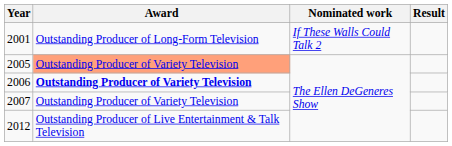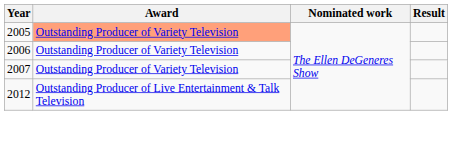- row: (19, 38)
(144, 82) bold -> (137, 50) normal
